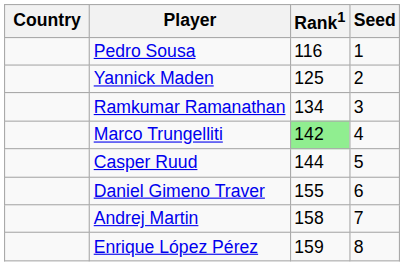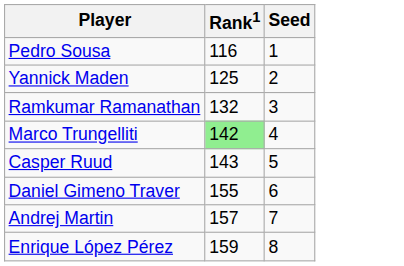- column: (47, 20)
(309, 106) 134 -> (224, 106) 132
(309, 162) 144 -> (224, 162) 143
(309, 218) 158 -> (224, 218) 157
